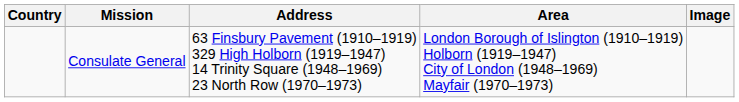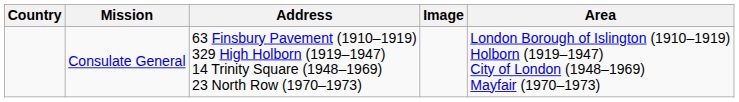columns swapped: (553, 15) <-> (710, 15)
